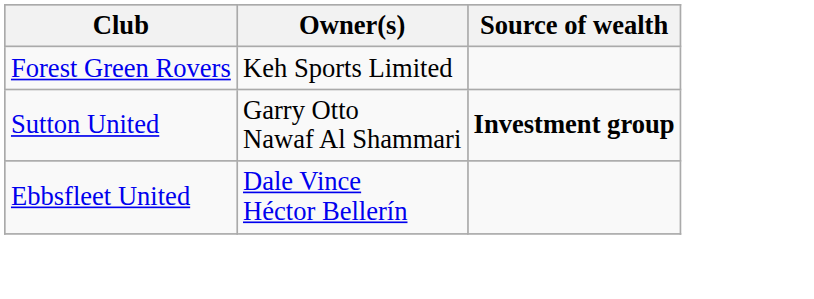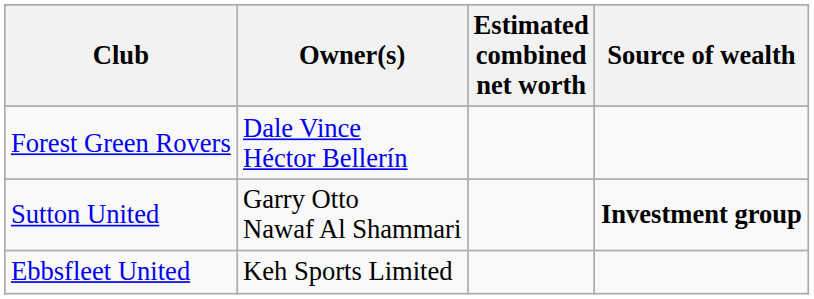+ column: (531, 55)
(348, 67) Keh Sports Limited -> (325, 142) Dale Vince Héctor Bellerín
(325, 196) Dale Vince Héctor Bellerín -> (348, 271) Keh Sports Limited
